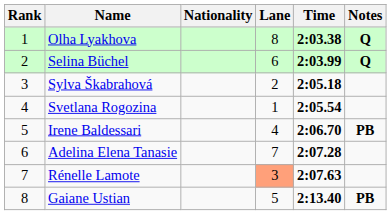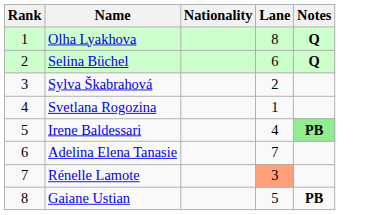- column: (319, 15)
(365, 130) no background -> (314, 130) lightgreen background
